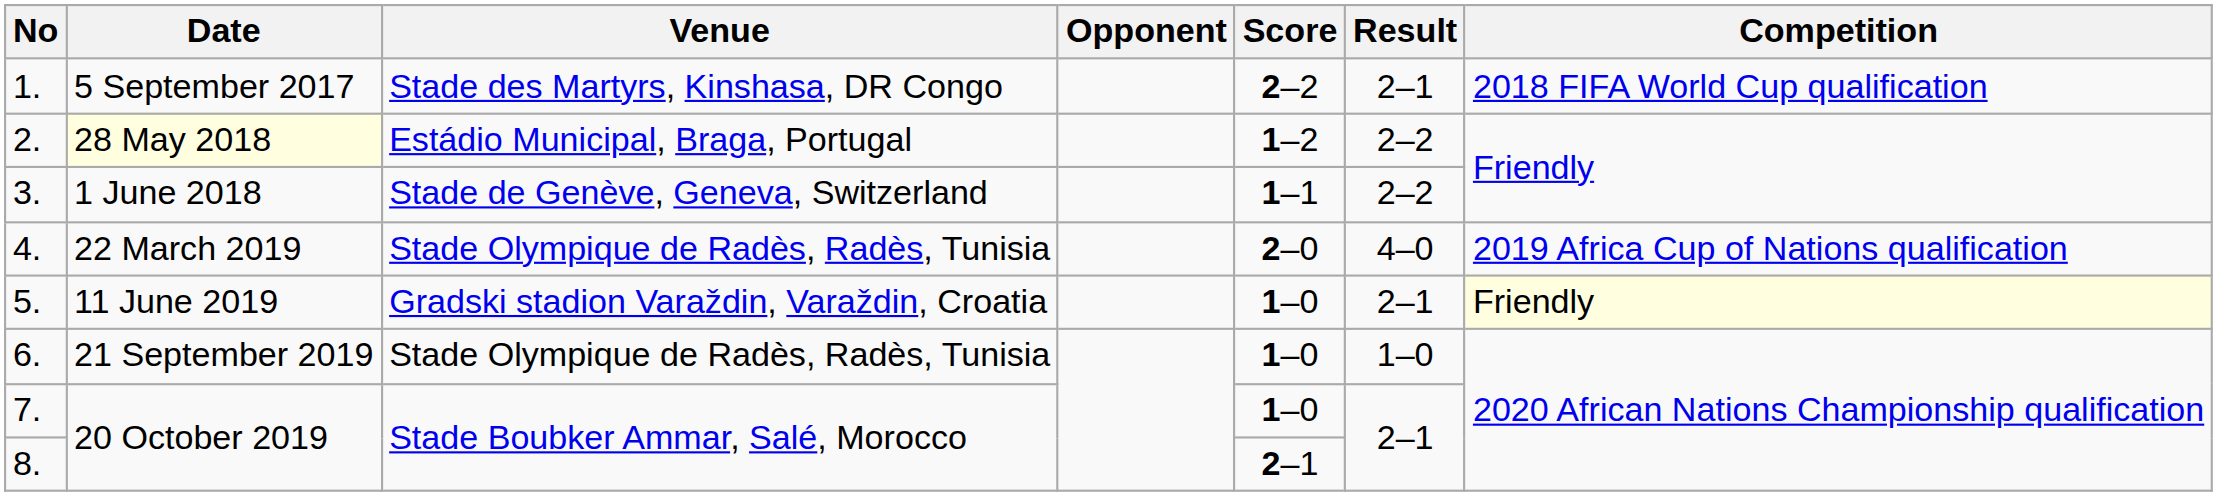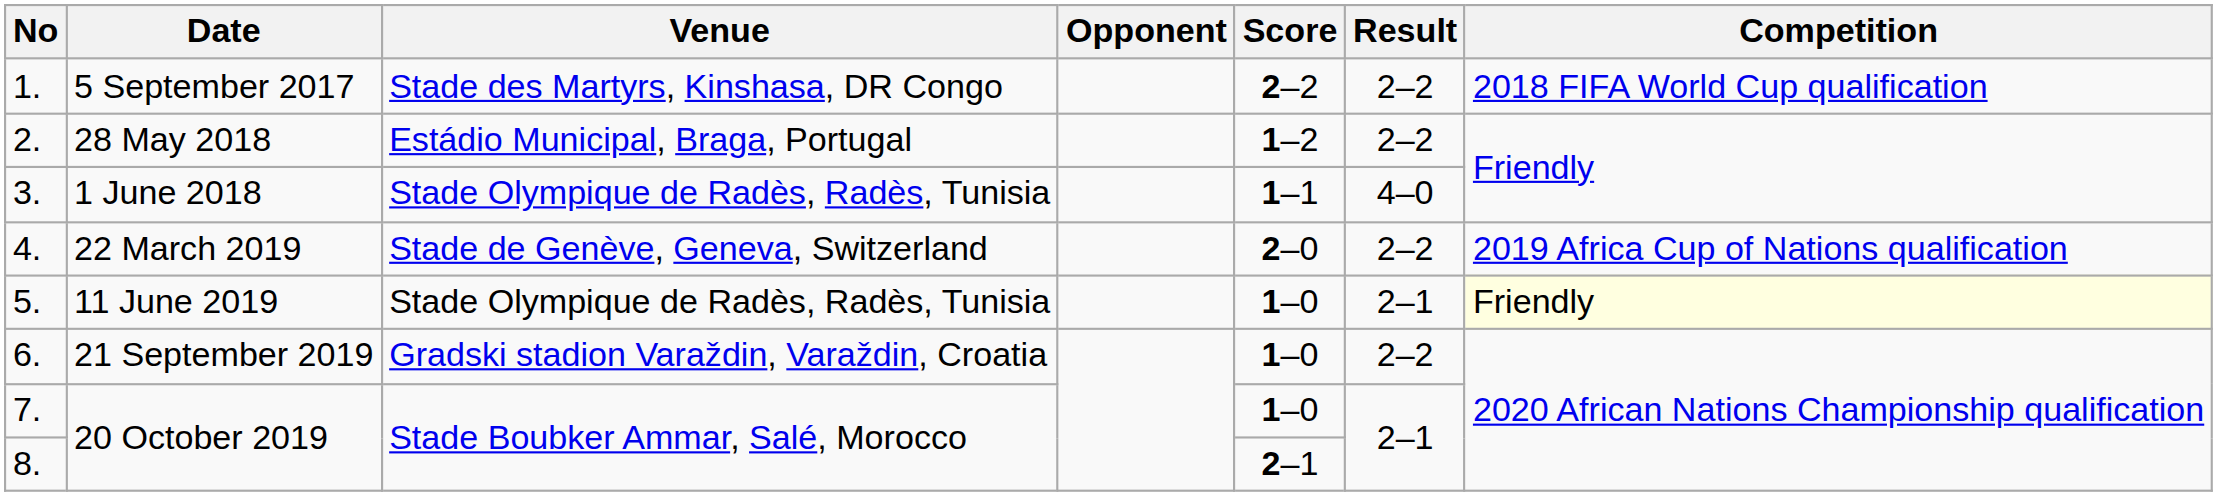(1405, 85) 2–1 -> (1405, 85) 2–2
(173, 139) lightyellow background -> (173, 139) no background
(688, 193) Stade de Genève, Geneva, Switzerland -> (720, 193) Stade Olympique de Radès, Radès, Tunisia
(1405, 193) 2–2 -> (1405, 193) 4–0
(720, 247) Stade Olympique de Radès, Radès, Tunisia -> (688, 247) Stade de Genève, Geneva, Switzerland
(1405, 247) 4–0 -> (1405, 247) 2–2
(718, 301) Gradski stadion Varaždin, Varaždin, Croatia -> (720, 301) Stade Olympique de Radès, Radès, Tunisia
(720, 355) Stade Olympique de Radès, Radès, Tunisia -> (718, 355) Gradski stadion Varaždin, Varaždin, Croatia
(1405, 355) 1–0 -> (1405, 355) 2–2
